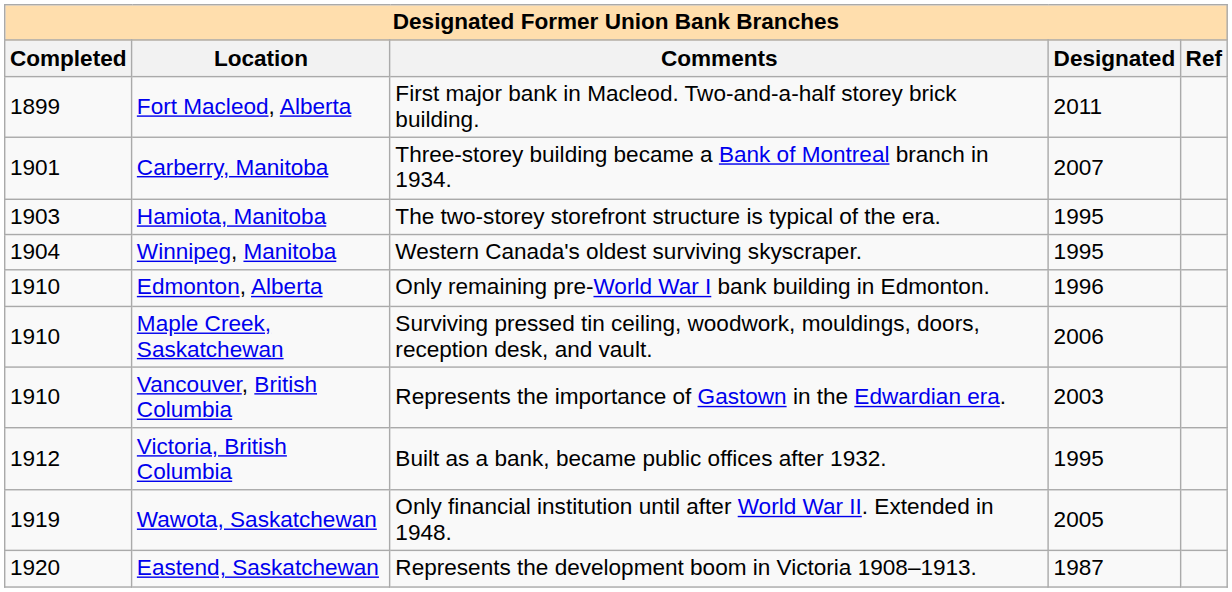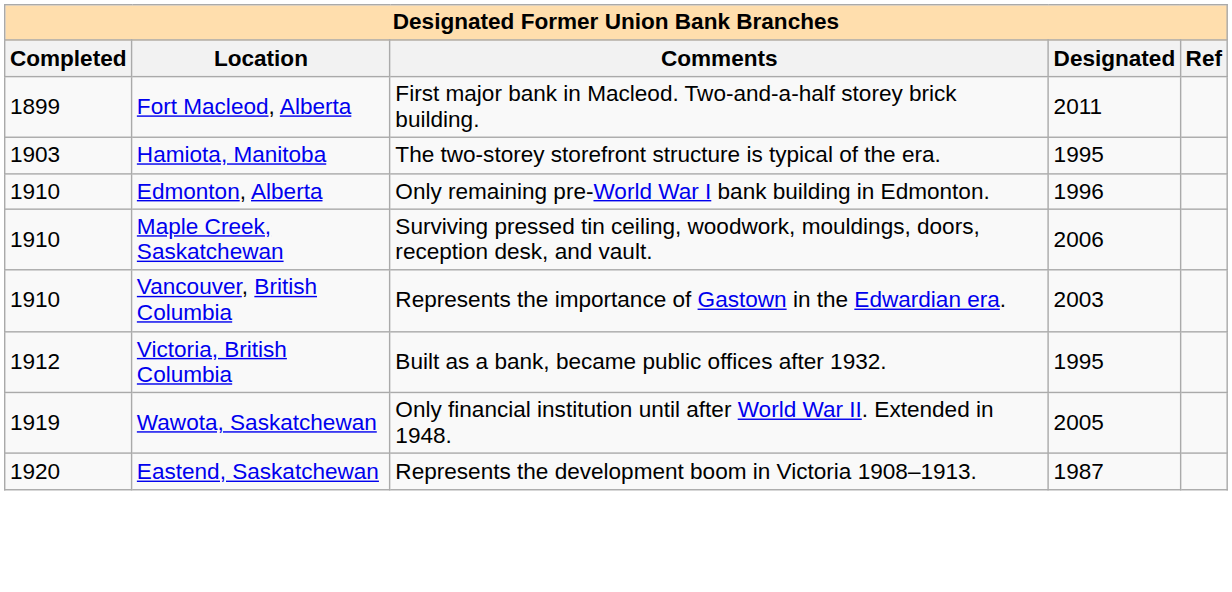- row: (233, 167)
- row: (237, 252)
